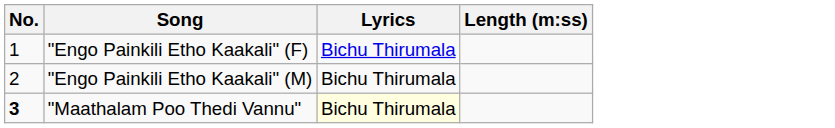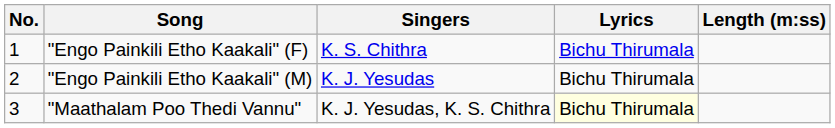+ column: (436, 20)
(14, 108) bold -> (14, 108) normal
